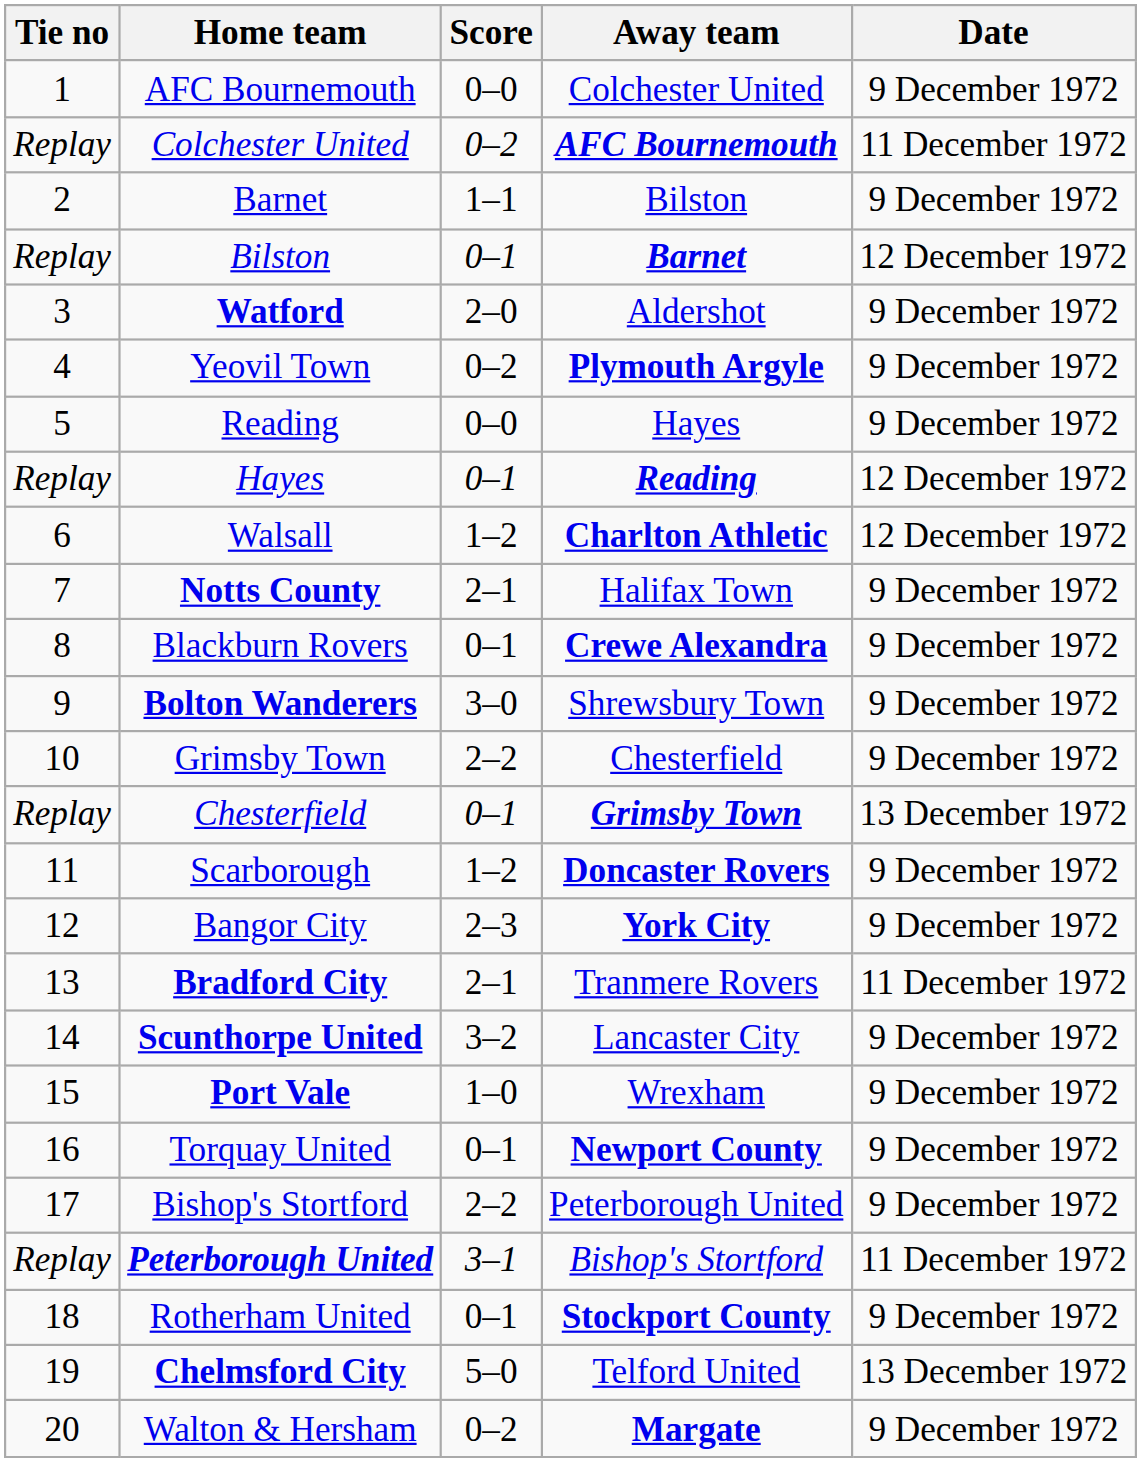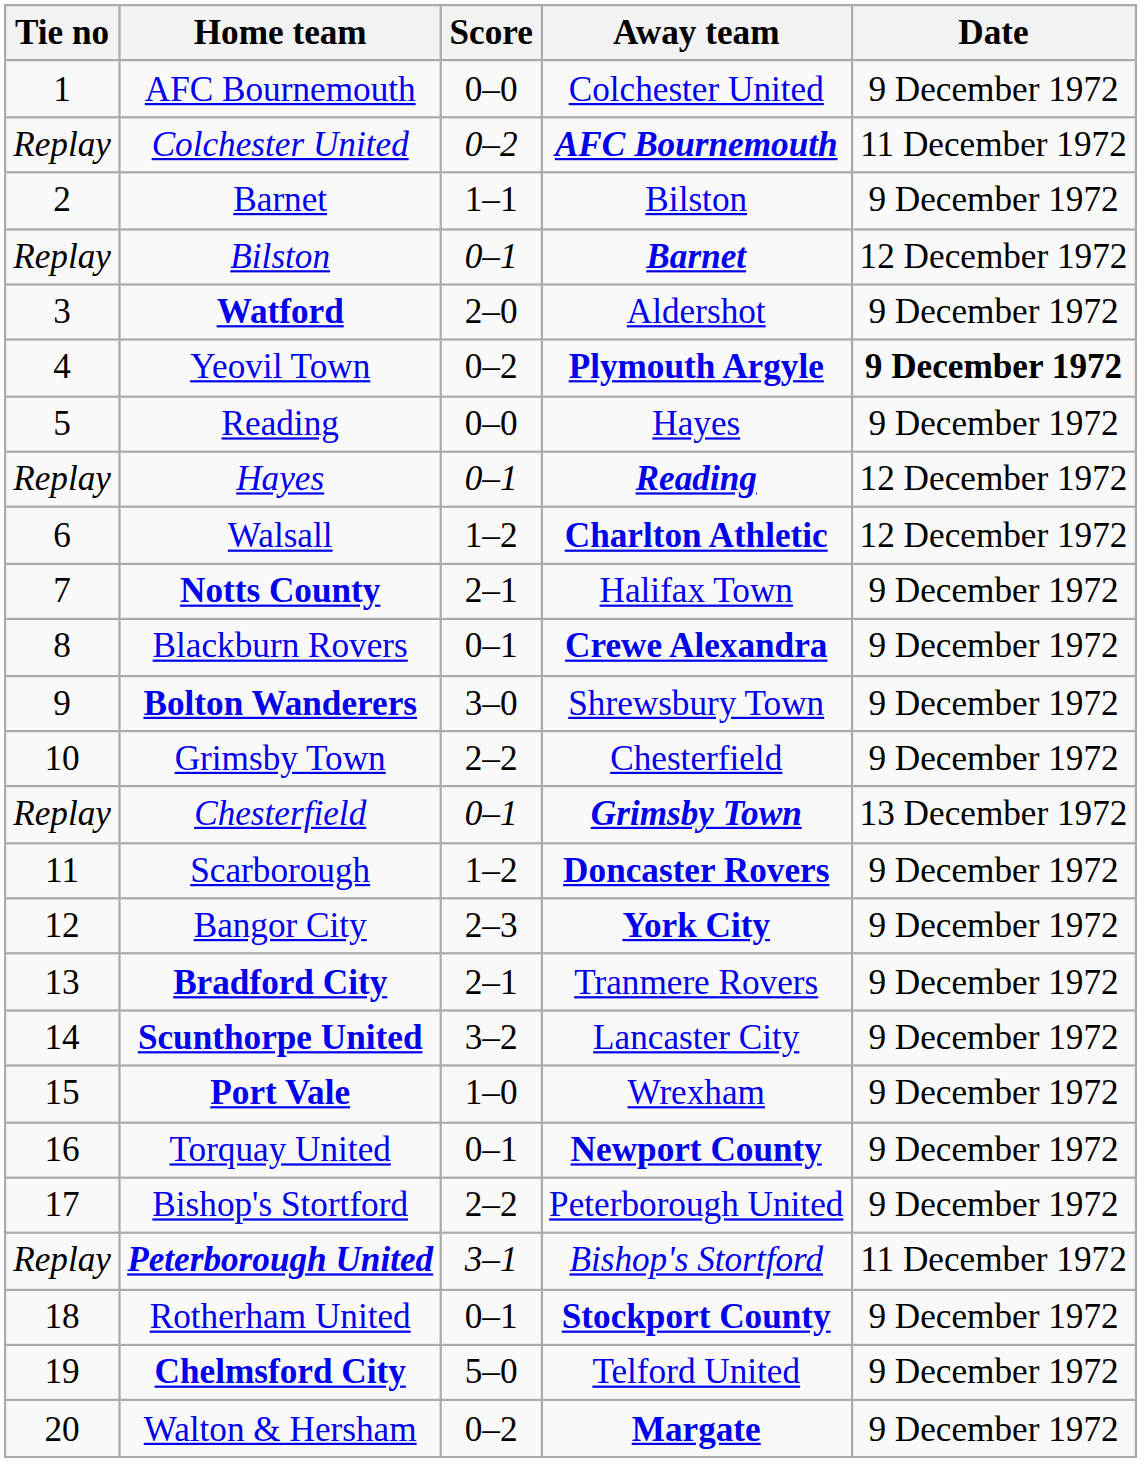(994, 367) normal -> (993, 367) bold
(994, 981) 11 December 1972 -> (994, 981) 9 December 1972
(994, 1372) 13 December 1972 -> (994, 1372) 9 December 1972
